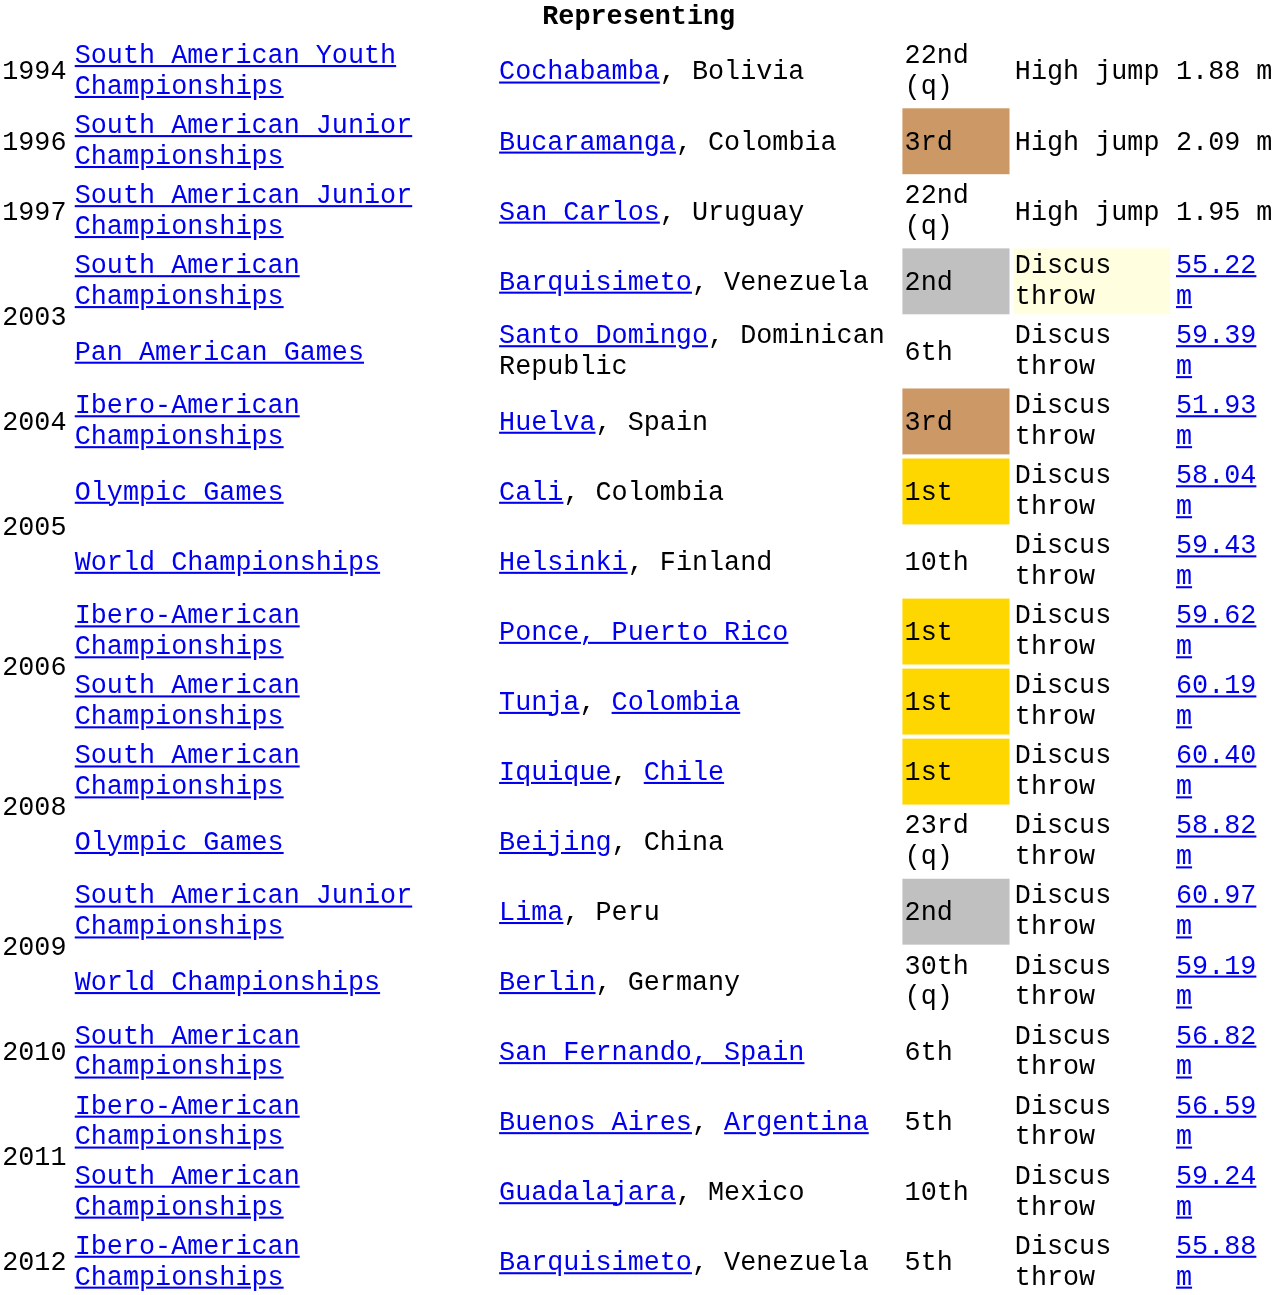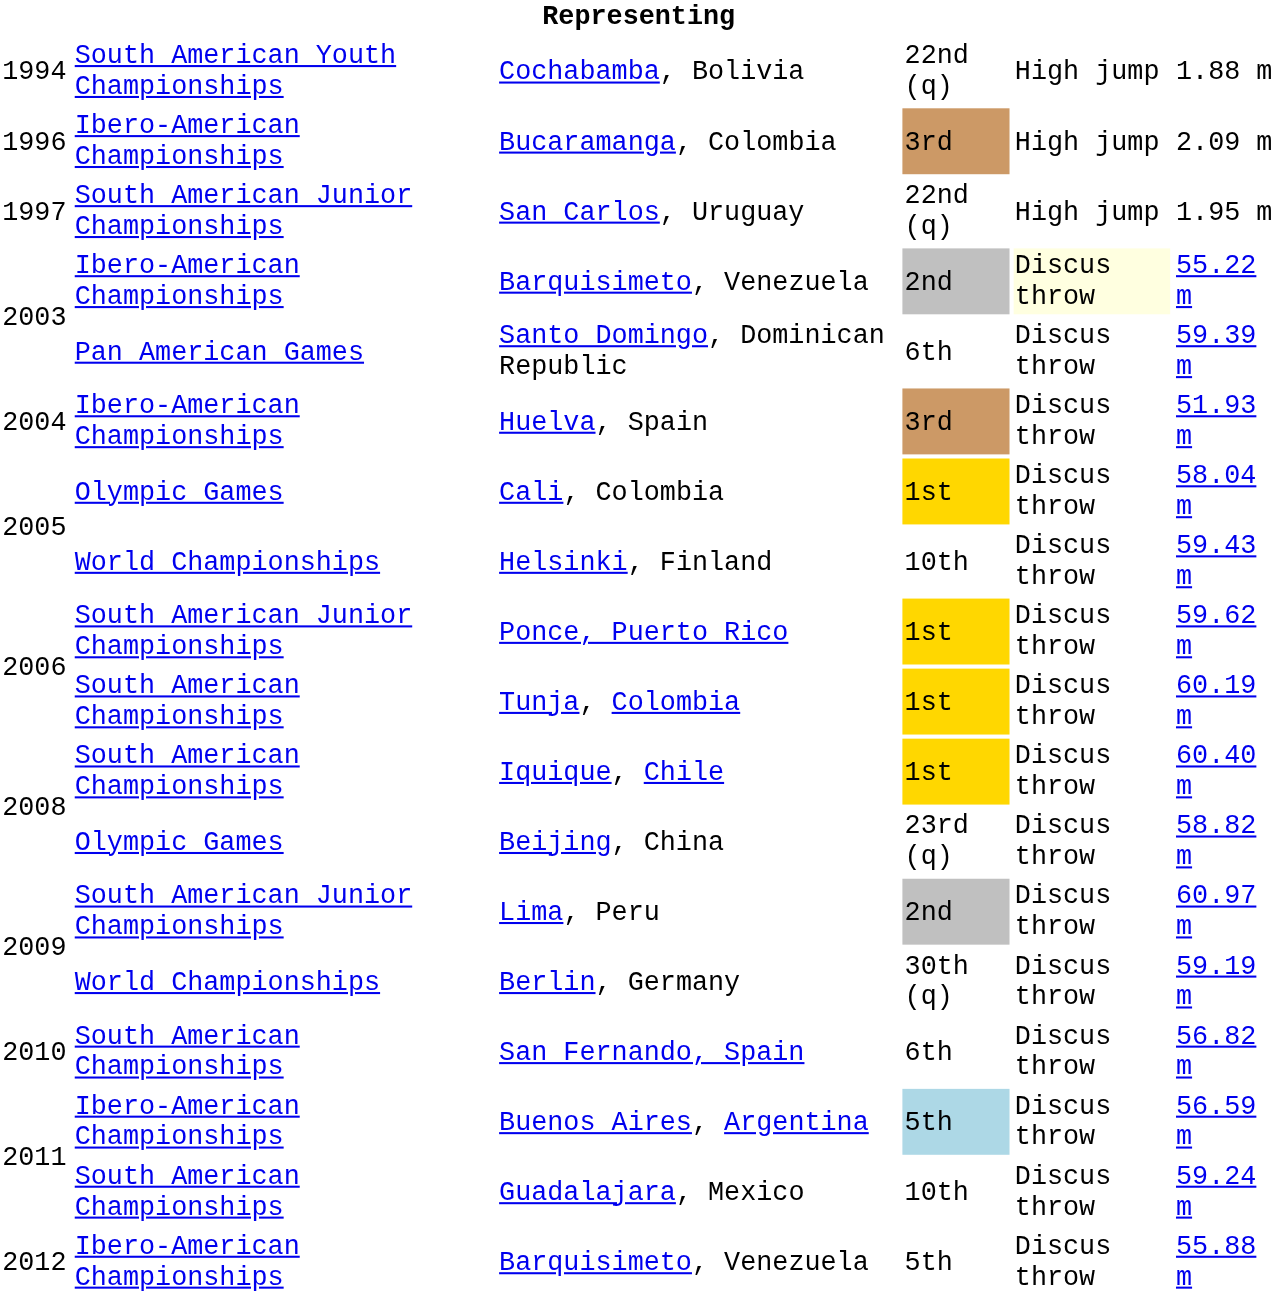(243, 141) South American Junior Championships -> (187, 141) Ibero-American Championships
(187, 281) South American Championships -> (187, 281) Ibero-American Championships
(187, 632) Ibero-American Championships -> (243, 632) South American Junior Championships
(929, 1122) no background -> (929, 1122) lightblue background
